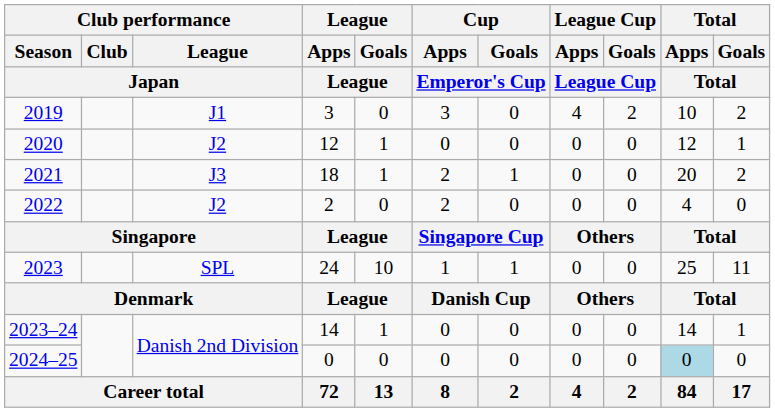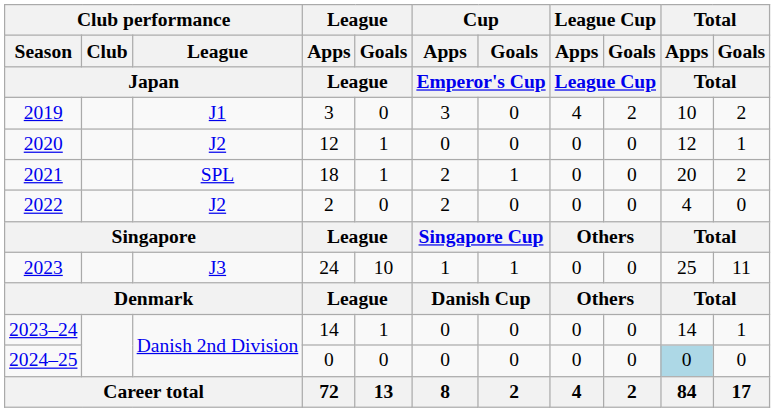(217, 174) J3 -> (217, 174) SPL
(217, 267) SPL -> (217, 267) J3
